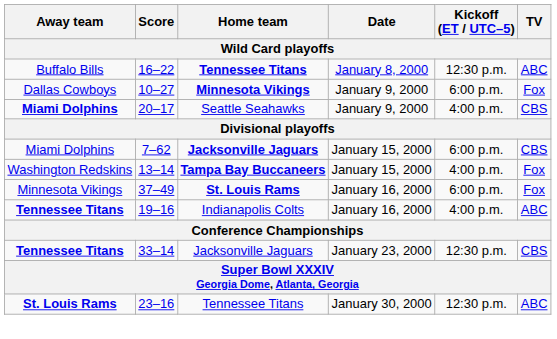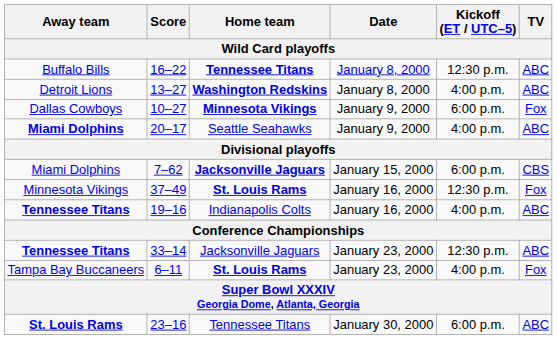+ row: (168, 89)
(534, 109) CBS -> (536, 129) ABC
- row: (156, 169)
(476, 189) 6:00 p.m. -> (478, 189) 12:30 p.m.
(534, 250) CBS -> (536, 250) ABC
+ row: (168, 270)
(476, 304) 12:30 p.m. -> (478, 324) 6:00 p.m.
